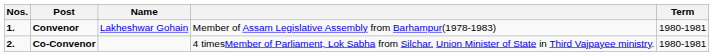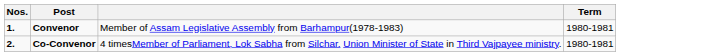- column: (144, 12)
